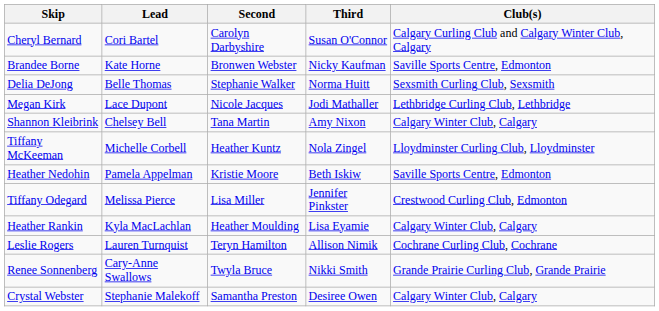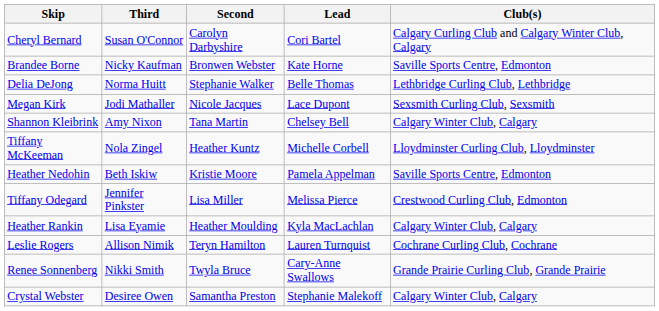columns swapped: (348, 14) <-> (155, 14)
(474, 84) Sexsmith Curling Club, Sexsmith -> (482, 84) Lethbridge Curling Club, Lethbridge
(482, 103) Lethbridge Curling Club, Lethbridge -> (474, 103) Sexsmith Curling Club, Sexsmith
